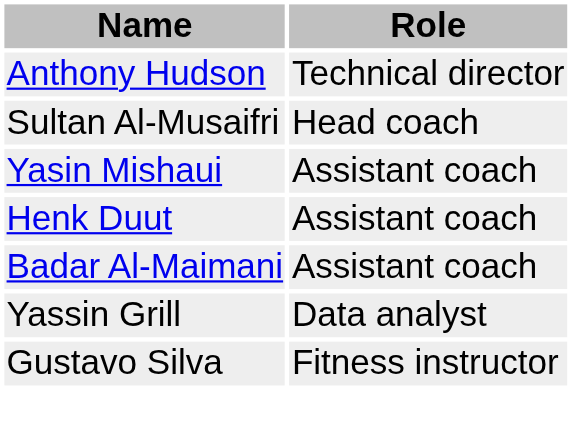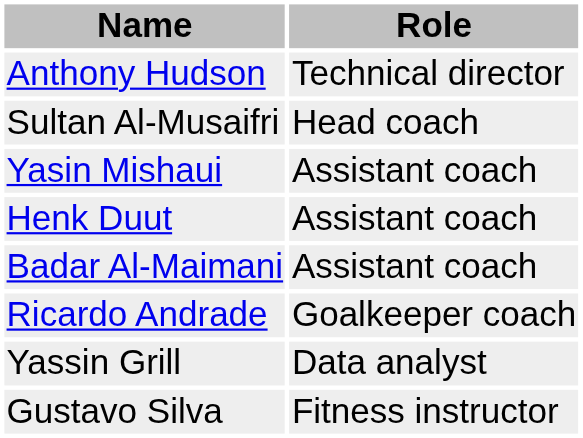+ row: (137, 314)
